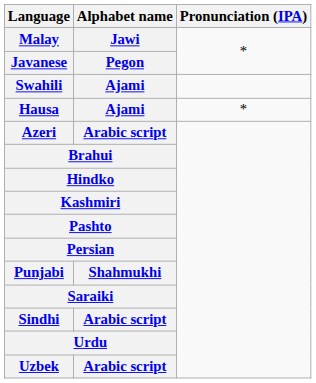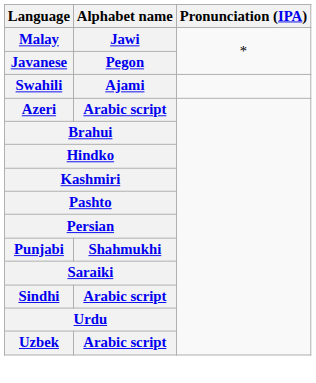- row: (39, 109)
